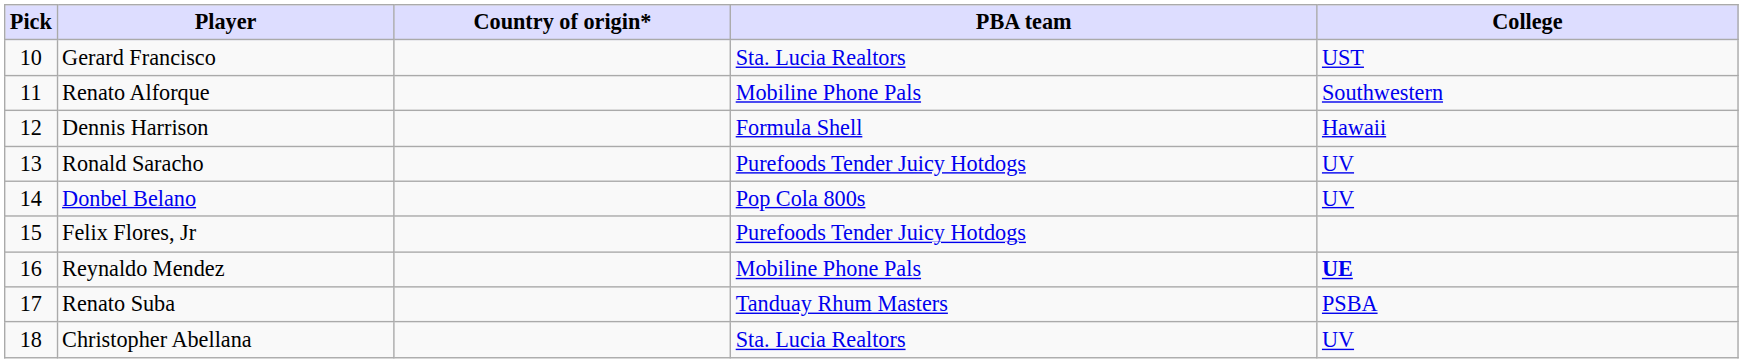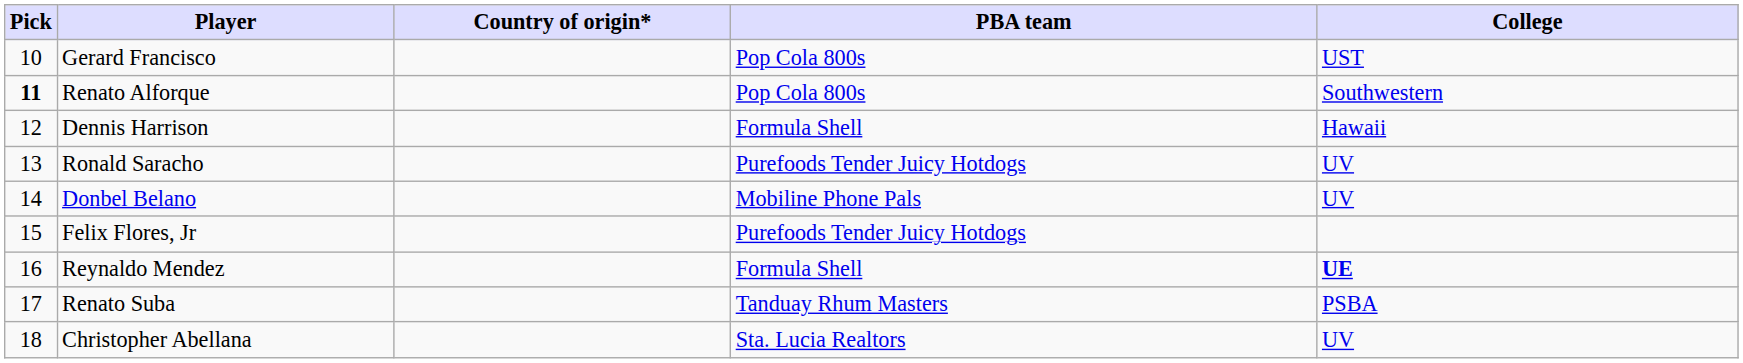(821, 57) Sta. Lucia Realtors -> (801, 57) Pop Cola 800s
(31, 92) normal -> (31, 92) bold
(828, 92) Mobiline Phone Pals -> (801, 92) Pop Cola 800s
(801, 198) Pop Cola 800s -> (828, 198) Mobiline Phone Pals
(828, 269) Mobiline Phone Pals -> (799, 269) Formula Shell
